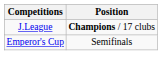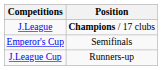+ row: (35, 57)
